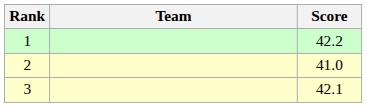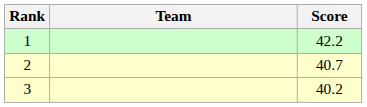(329, 65) 41.0 -> (329, 65) 40.7
(329, 89) 42.1 -> (329, 89) 40.2
